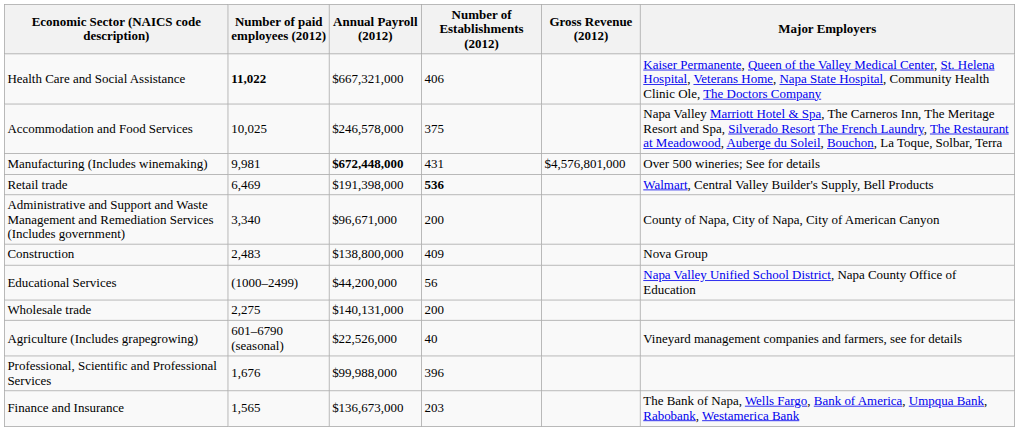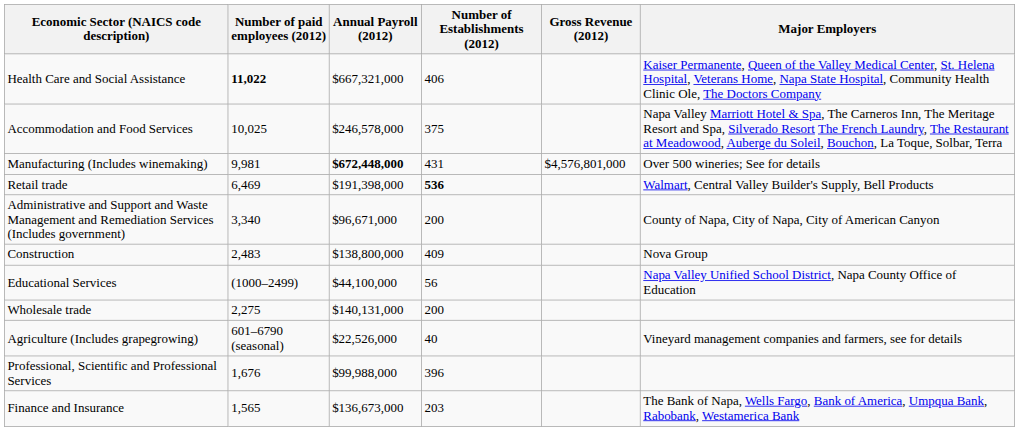(365, 282) $44,200,000 -> (365, 282) $44,100,000
